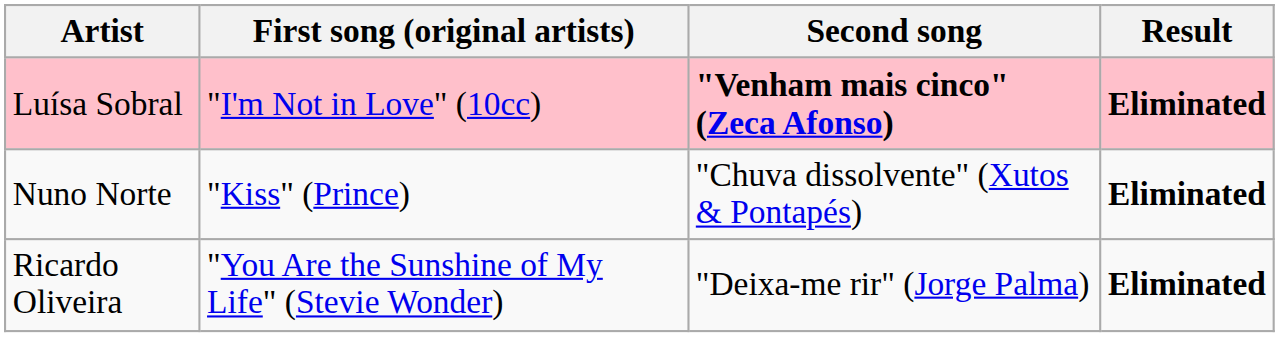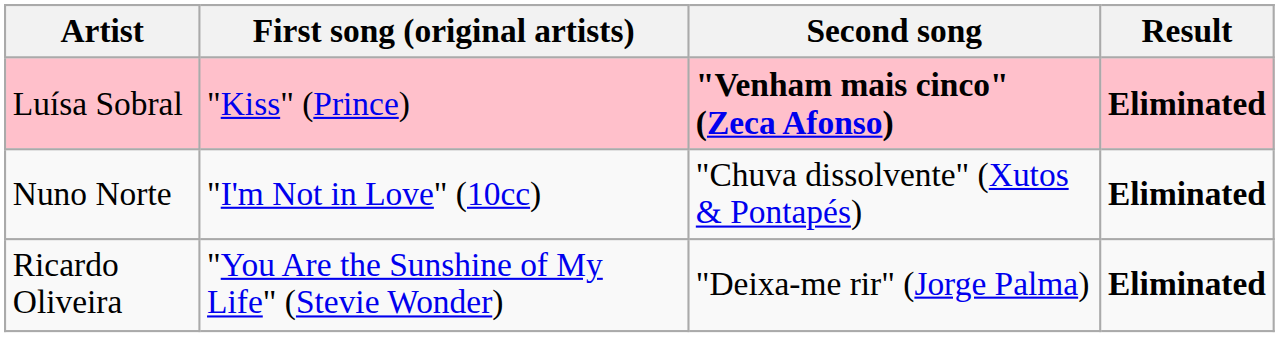(374, 102) "I'm Not in Love" (10cc) -> (308, 102) "Kiss" (Prince)
(308, 193) "Kiss" (Prince) -> (374, 193) "I'm Not in Love" (10cc)
